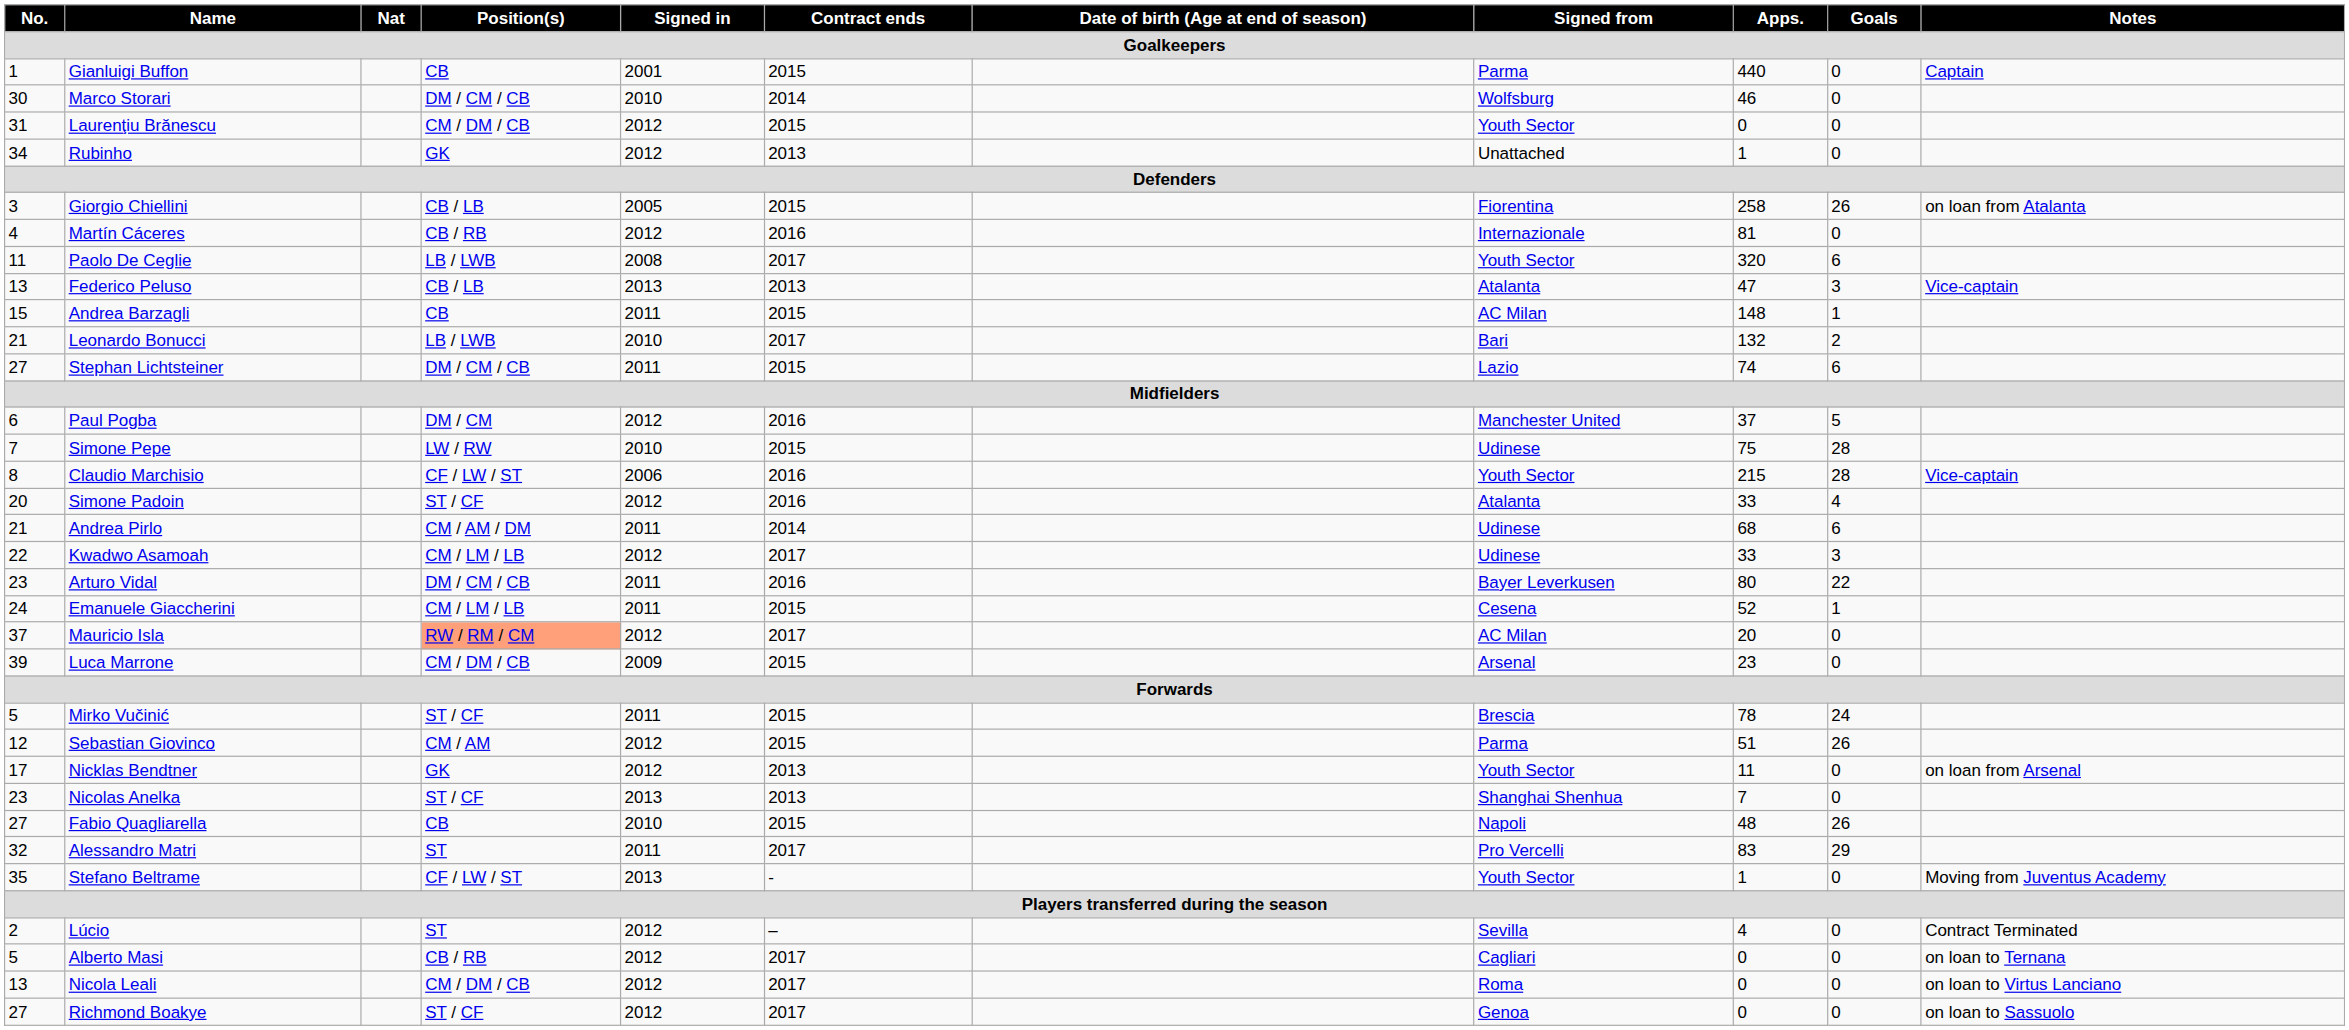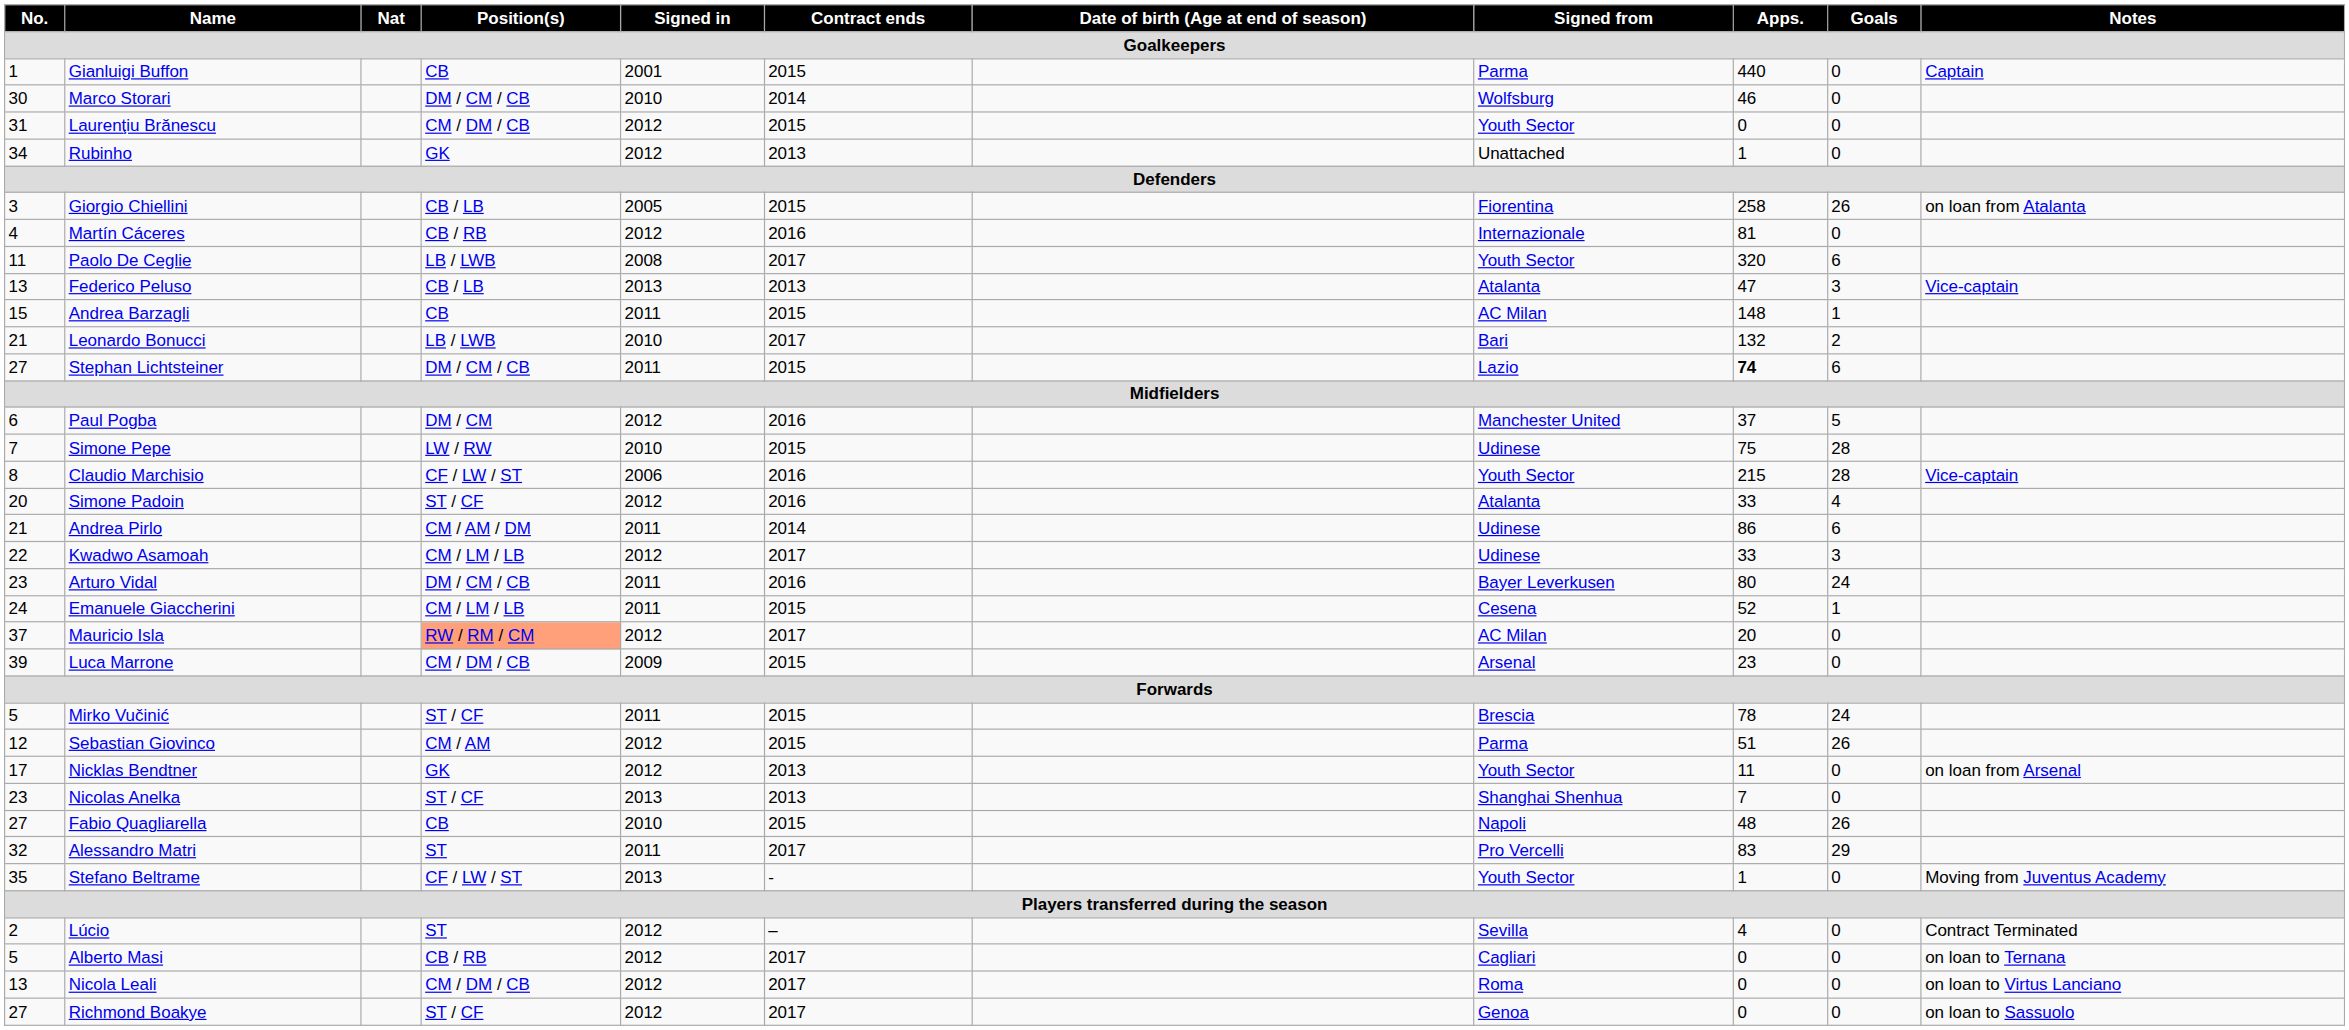(1747, 367) normal -> (1747, 367) bold
(1747, 528) 68 -> (1747, 528) 86
(1841, 582) 22 -> (1841, 582) 24
